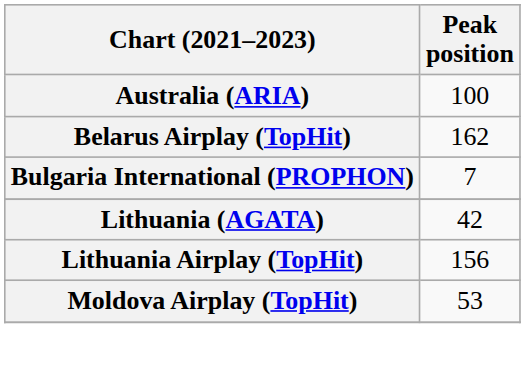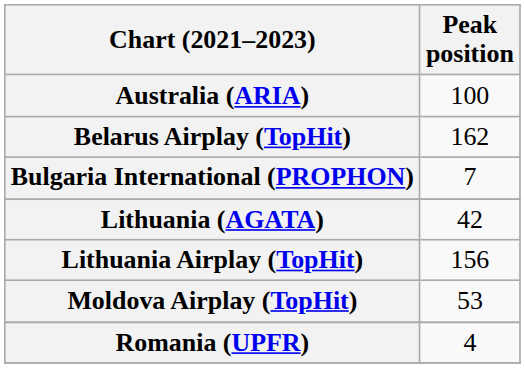+ row: (212, 341)
